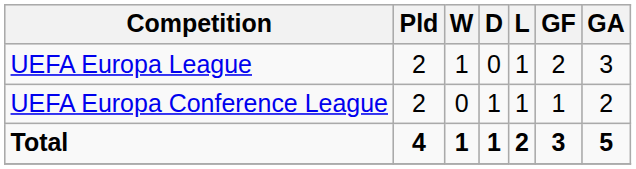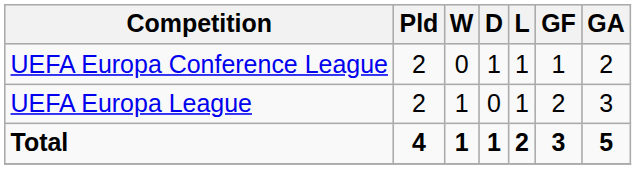rows swapped: (131, 63) <-> (199, 103)
